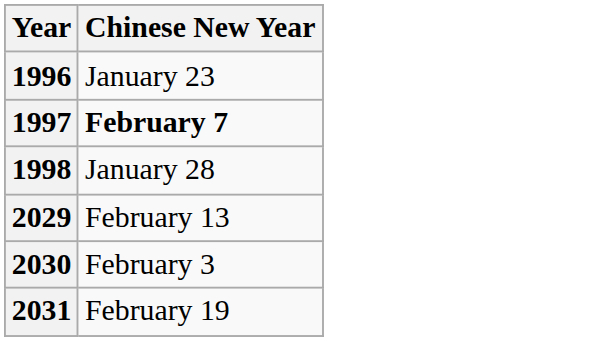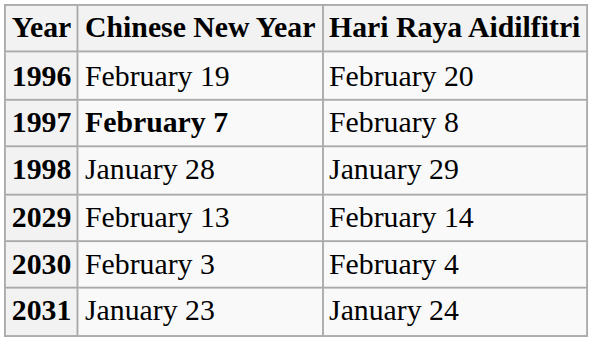+ column: (455, 28)
(150, 75) January 23 -> (157, 75) February 19
(157, 311) February 19 -> (150, 311) January 23
